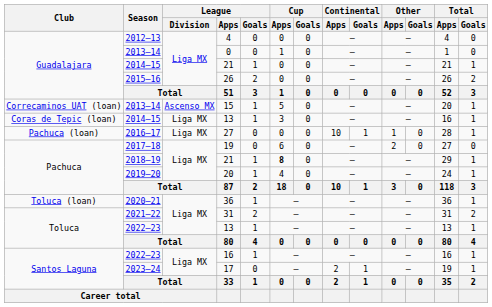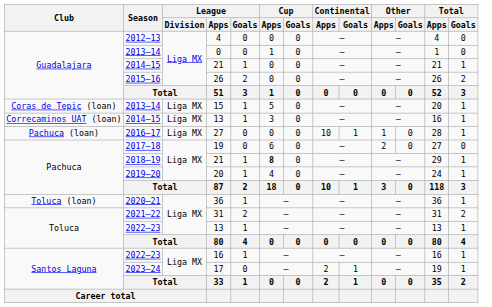(64, 106) Correcaminos UAT (loan) -> (64, 106) Coras de Tepic (loan)
(190, 106) Ascenso MX -> (185, 106) Liga MX
(64, 120) Coras de Tepic (loan) -> (64, 120) Correcaminos UAT (loan)
